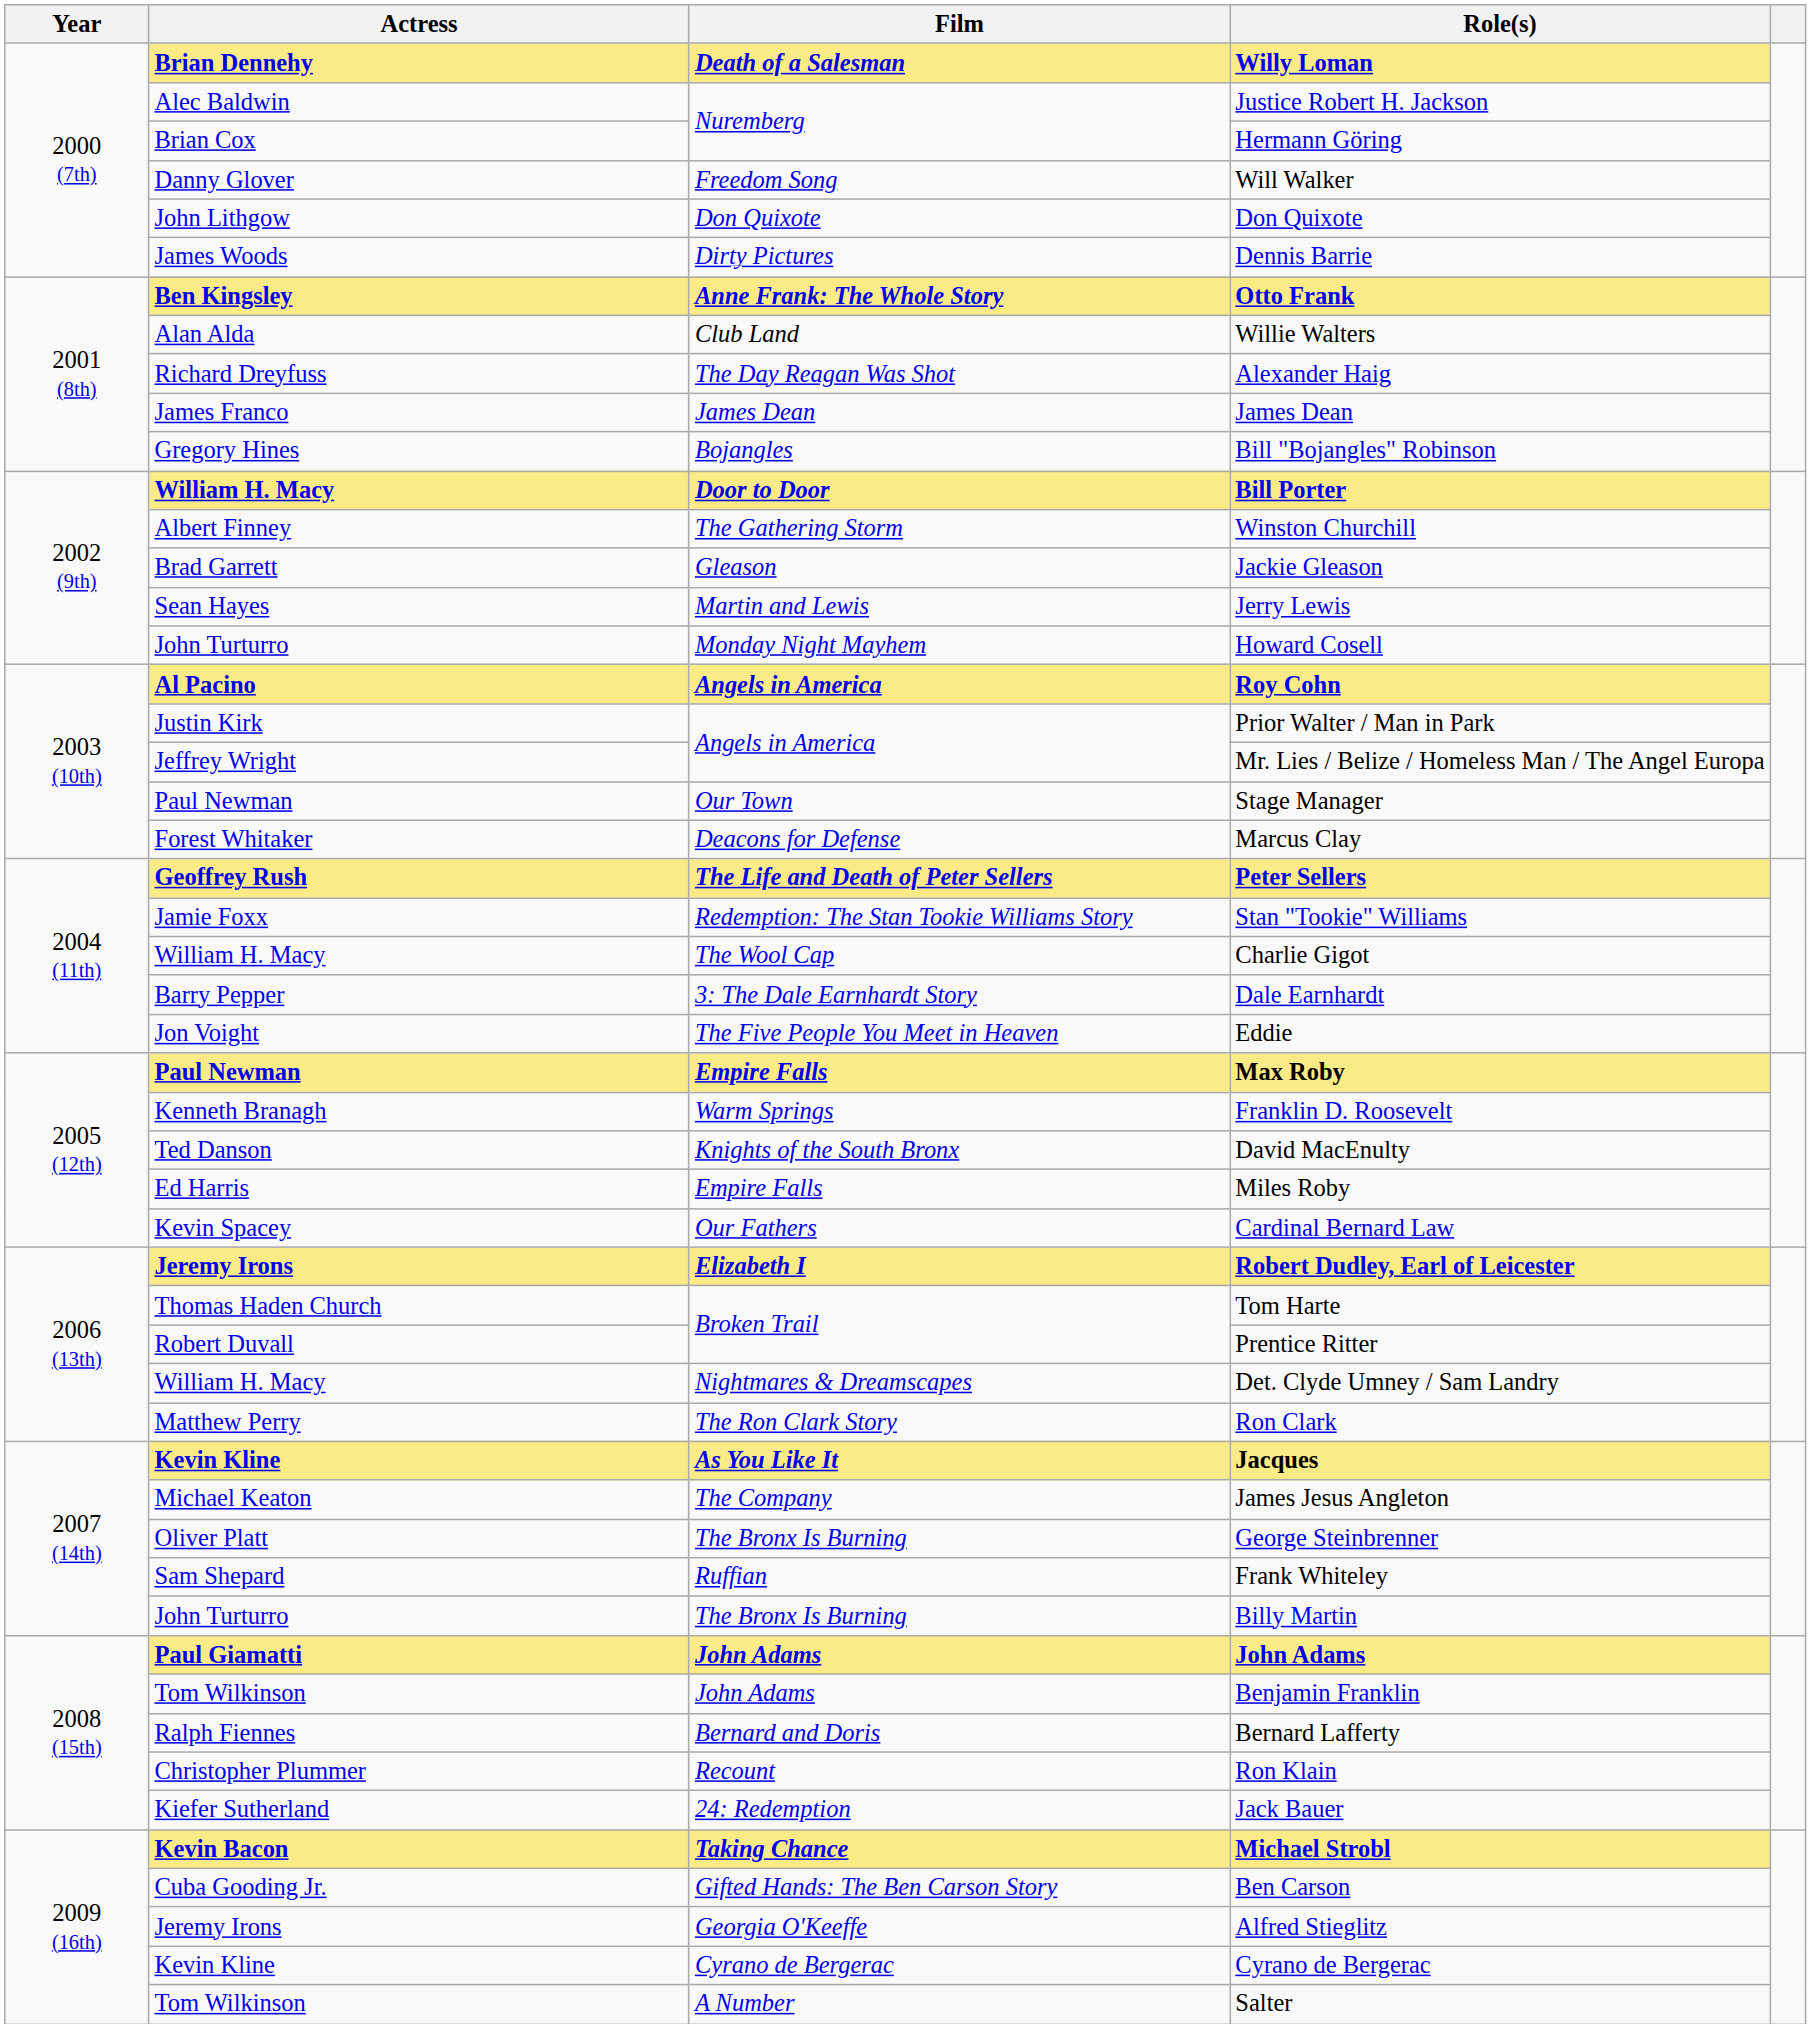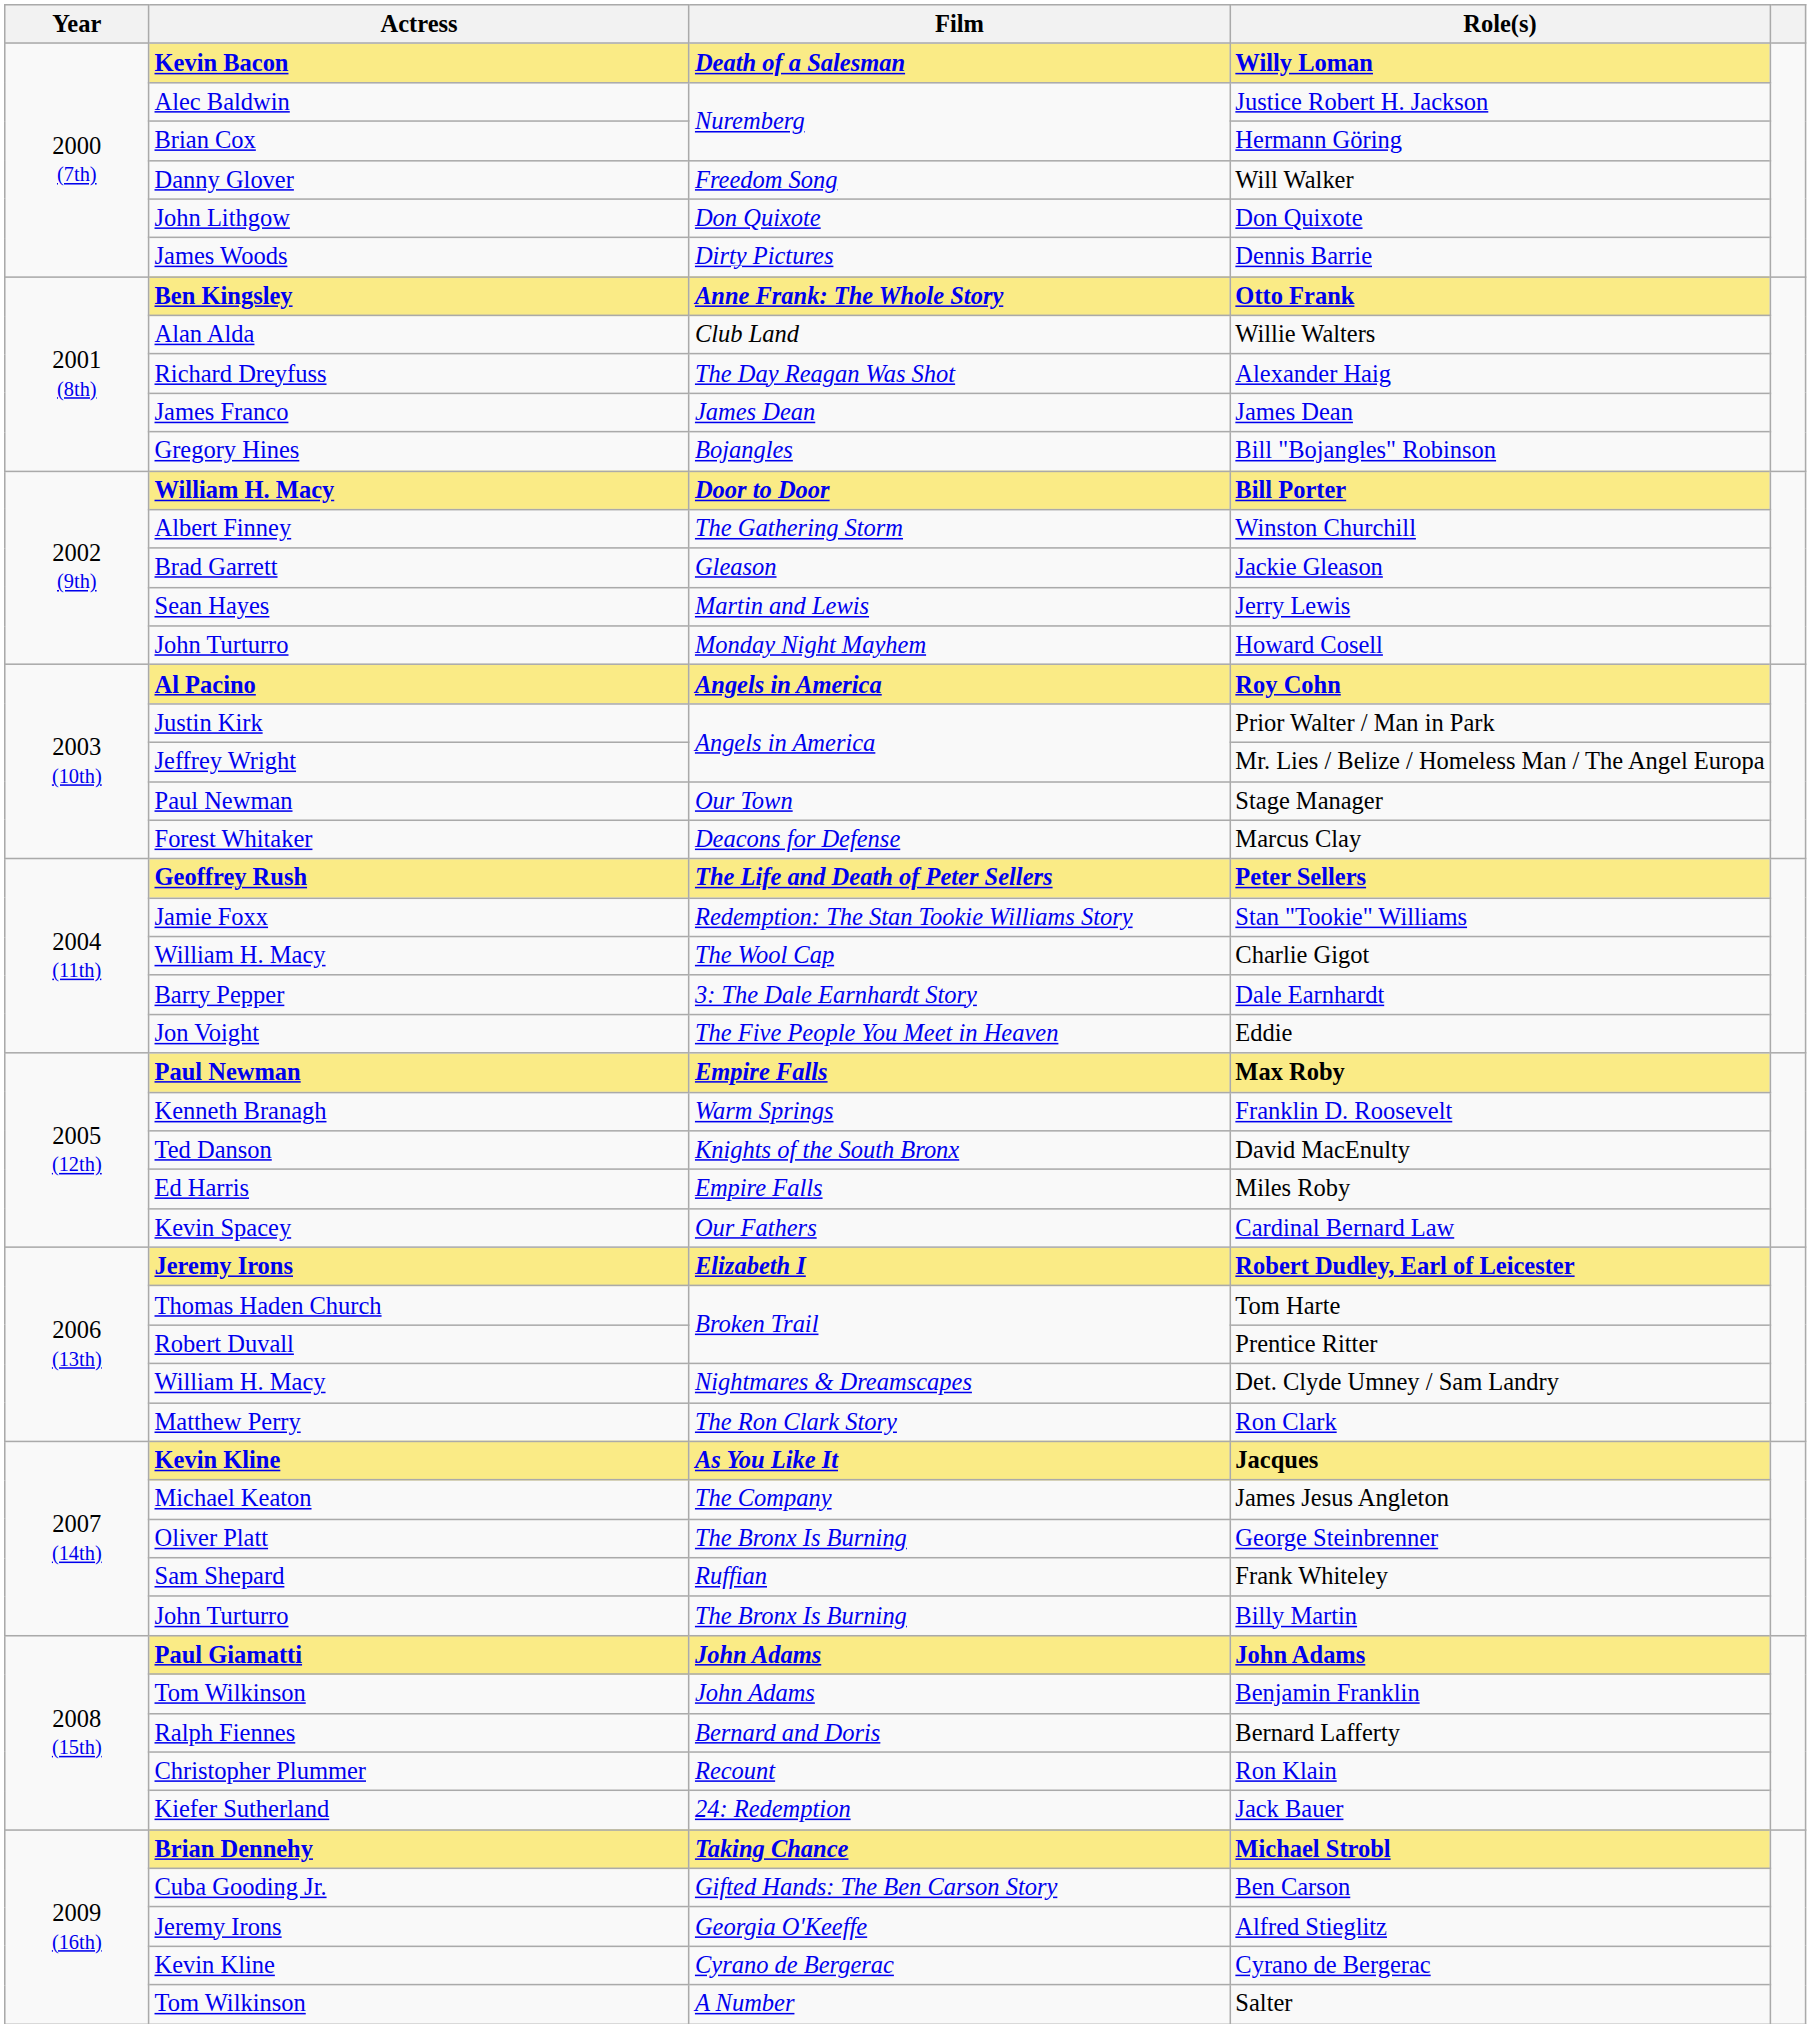(234, 62) Brian Dennehy -> (221, 62) Kevin Bacon
(221, 1848) Kevin Bacon -> (234, 1848) Brian Dennehy
